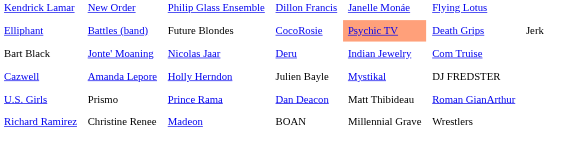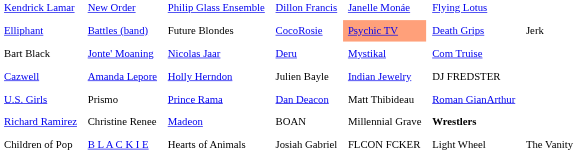(380, 53) Indian Jewelry -> (367, 53) Mystikal
(367, 76) Mystikal -> (380, 76) Indian Jewelry
(452, 122) normal -> (454, 122) bold
+ row: (38, 144)
